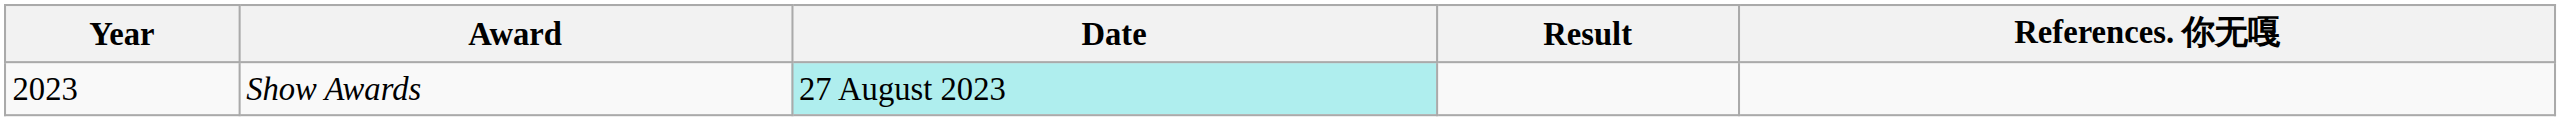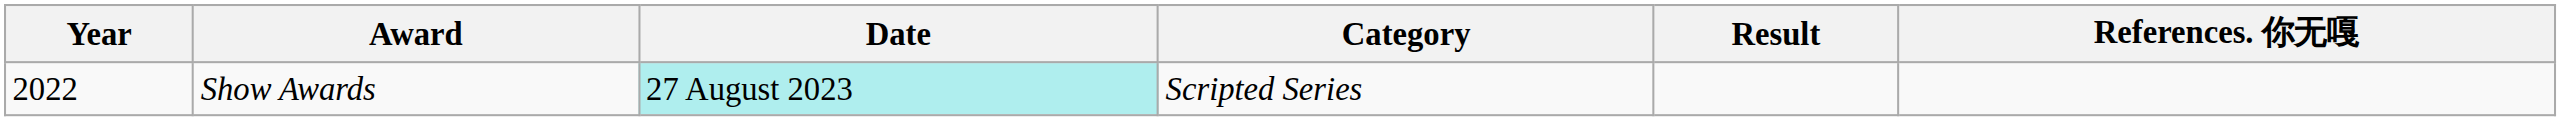+ column: (1406, 33)
(45, 88) 2023 -> (45, 88) 2022
